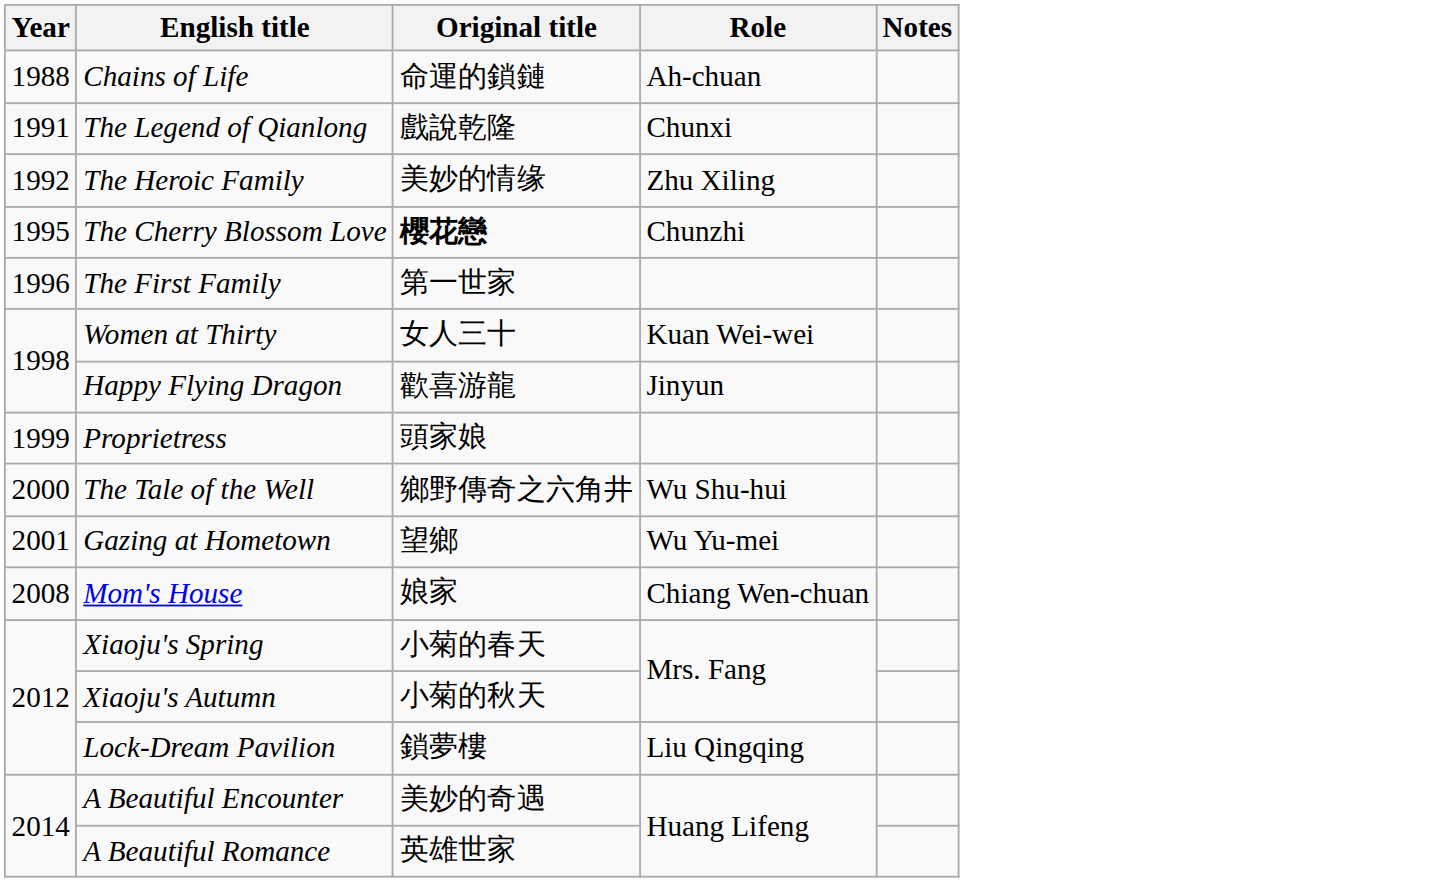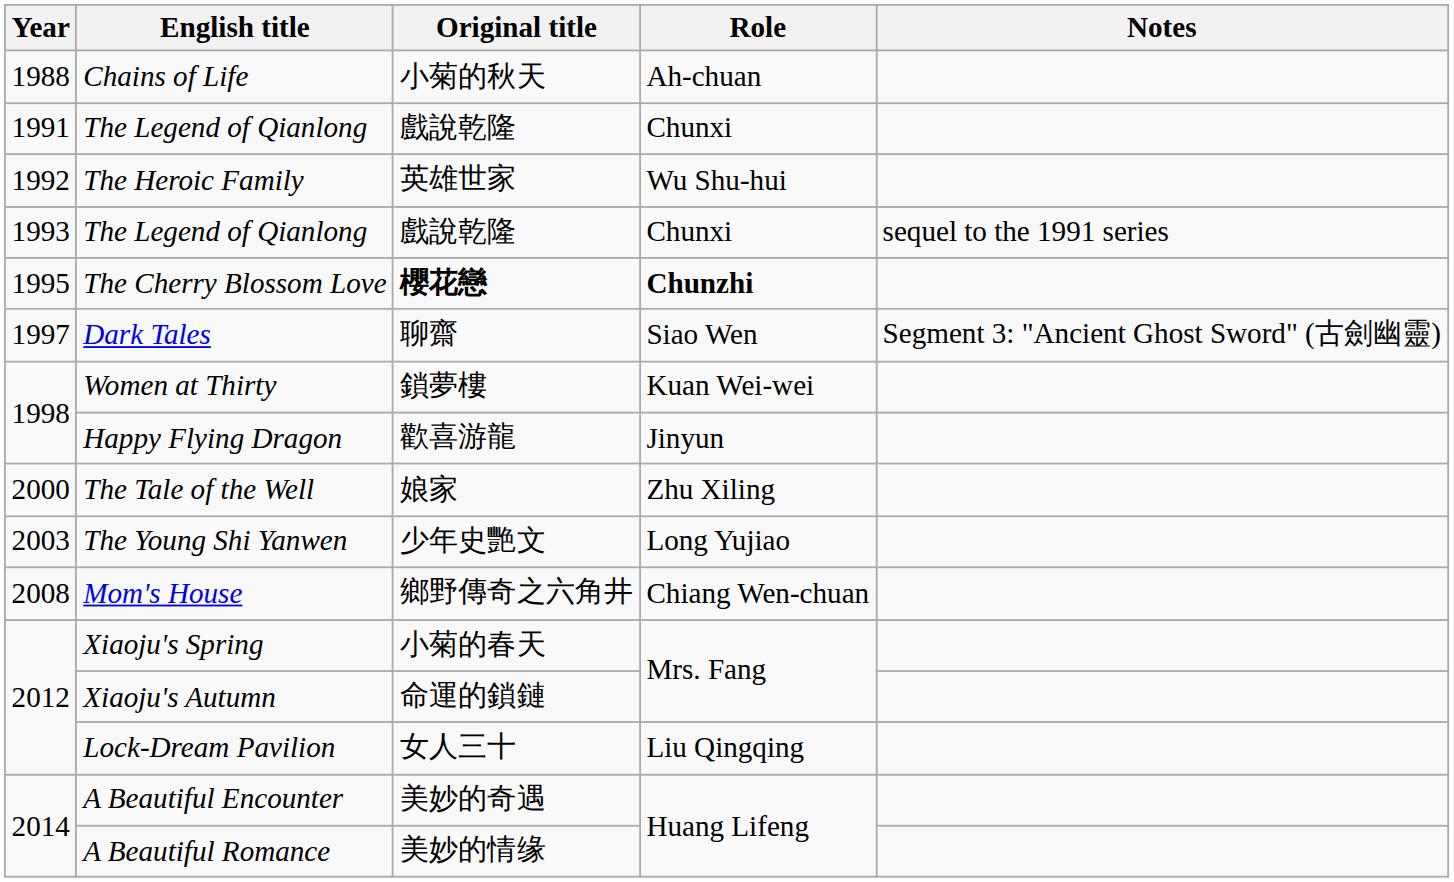(473, 75) 命運的鎖鏈 -> (473, 75) 小菊的秋天
(473, 178) 美妙的情缘 -> (458, 178) 英雄世家
(711, 179) Zhu Xiling -> (717, 179) Wu Shu-hui
+ row: (41, 231)
(696, 231) normal -> (700, 283) bold
- row: (41, 283)
+ row: (41, 334)
(458, 333) 女人三十 -> (444, 385) 鎖夢樓
- row: (41, 438)
(517, 488) 鄉野傳奇之六角井 -> (429, 488) 娘家
(717, 489) Wu Shu-hui -> (711, 489) Zhu Xiling
- row: (41, 541)
+ row: (41, 541)
(429, 592) 娘家 -> (517, 592) 鄉野傳奇之六角井
(473, 695) 小菊的秋天 -> (473, 695) 命運的鎖鏈
(444, 746) 鎖夢樓 -> (458, 746) 女人三十
(458, 850) 英雄世家 -> (473, 850) 美妙的情缘
